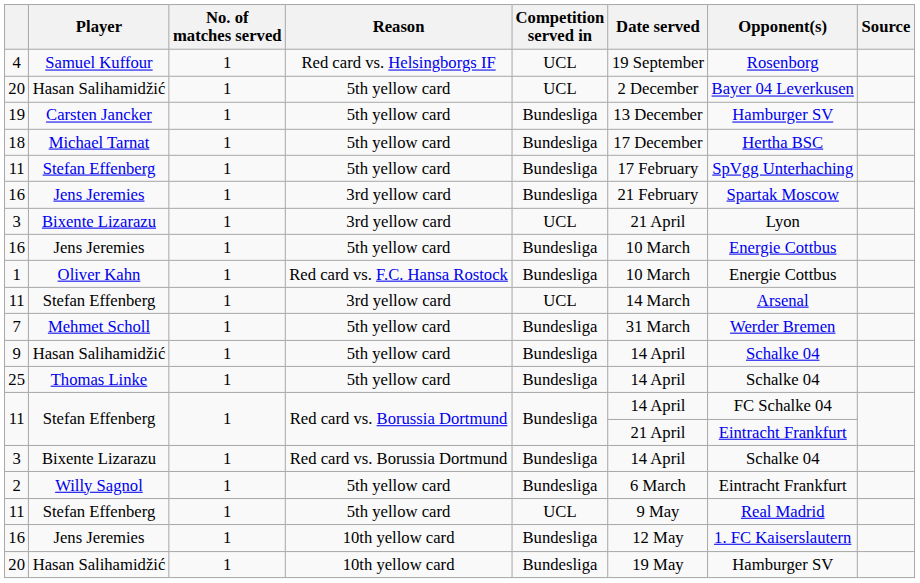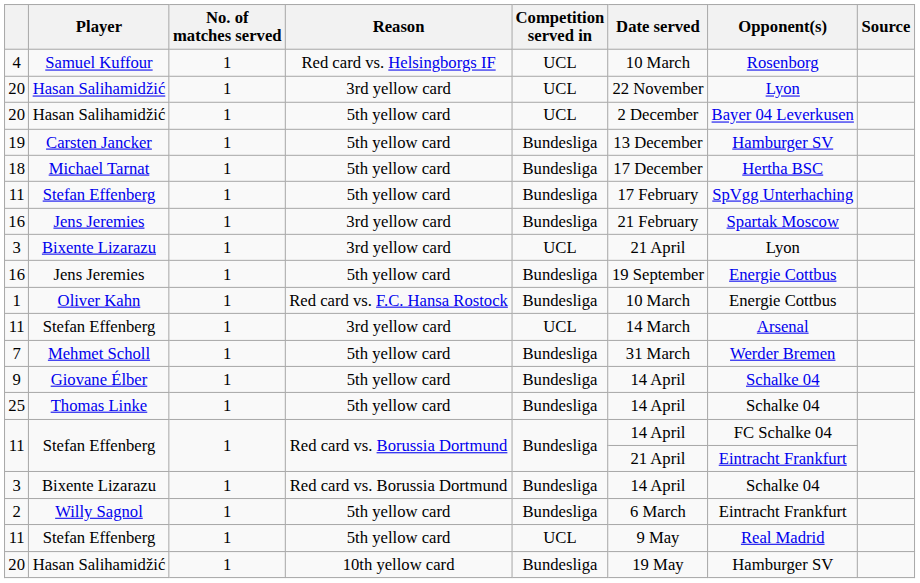(658, 62) 19 September -> (658, 62) 10 March
+ row: (17, 89)
(658, 247) 10 March -> (658, 273) 19 September
(99, 353) Hasan Salihamidžić -> (99, 379) Giovane Élber
- row: (17, 537)
